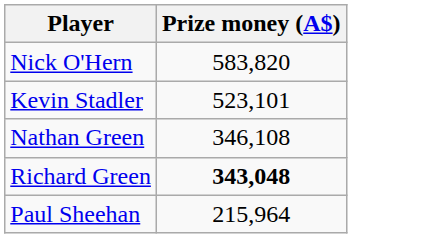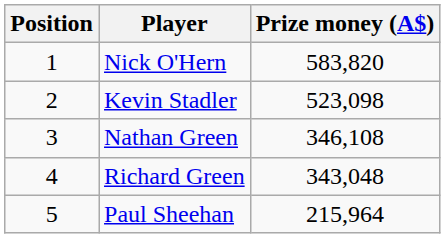+ column: (52, 23)
(251, 99) 523,101 -> (345, 99) 523,098
(251, 175) bold -> (345, 175) normal
